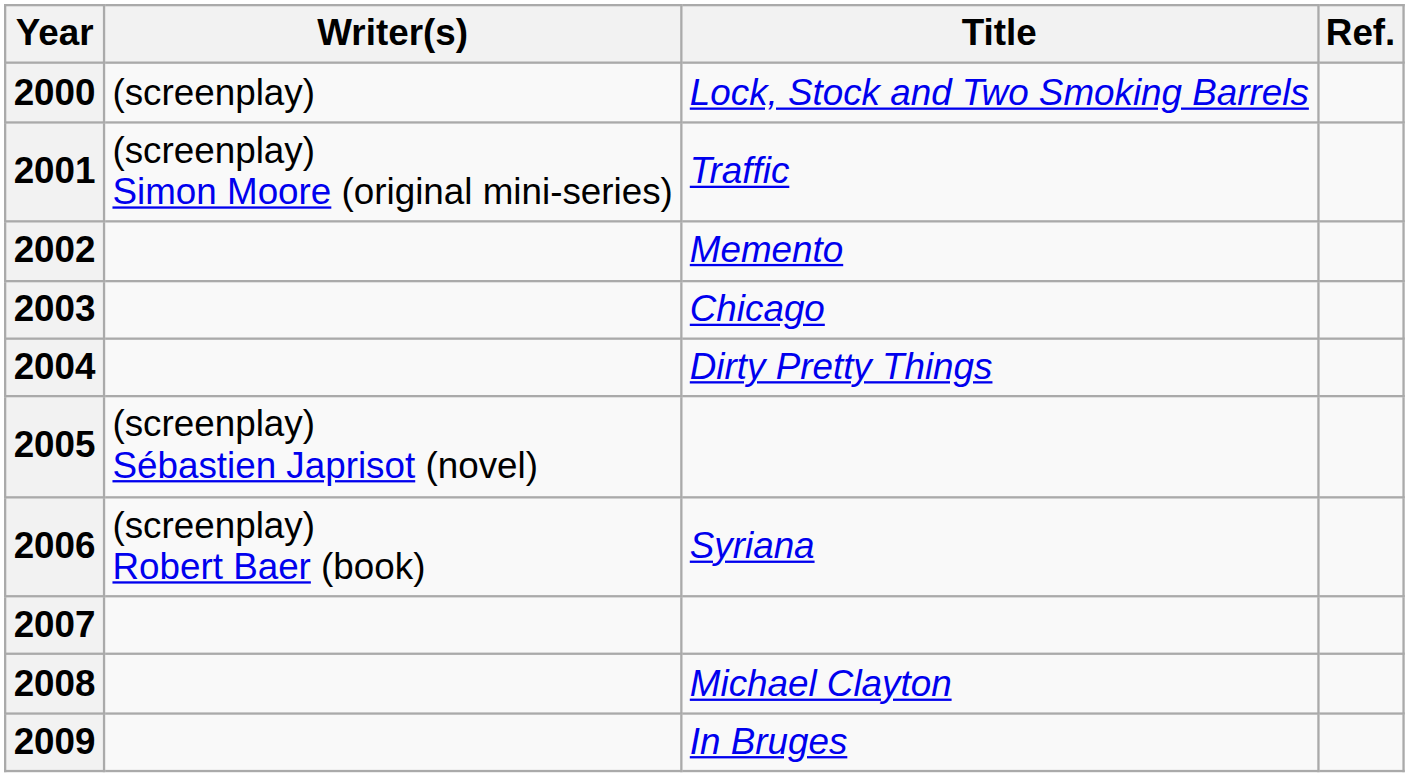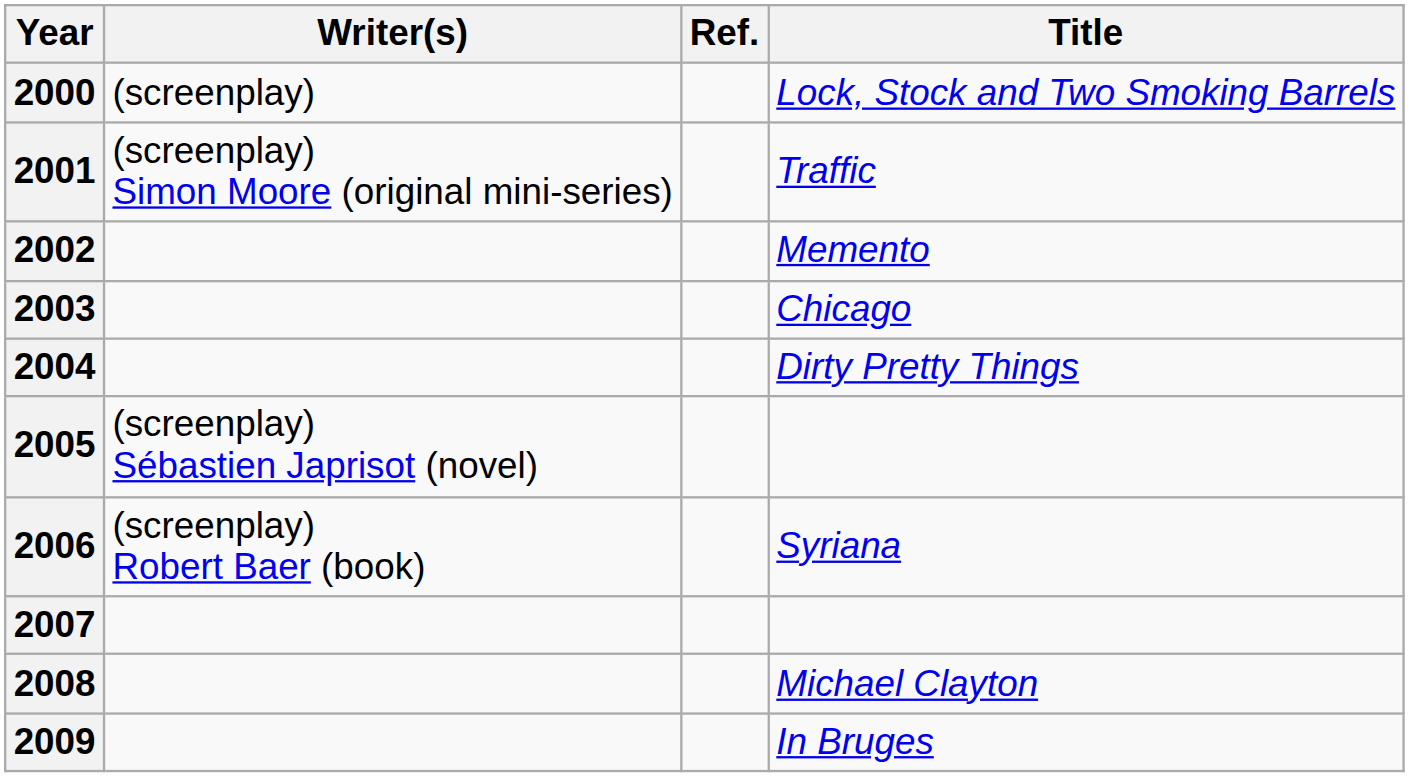columns swapped: (999, 33) <-> (1361, 33)
